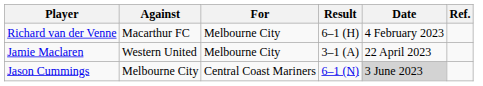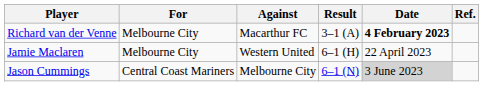columns swapped: (260, 14) <-> (160, 14)
(340, 33) 6–1 (H) -> (340, 33) 3–1 (A)
(404, 33) normal -> (407, 33) bold
(340, 52) 3–1 (A) -> (340, 52) 6–1 (H)
